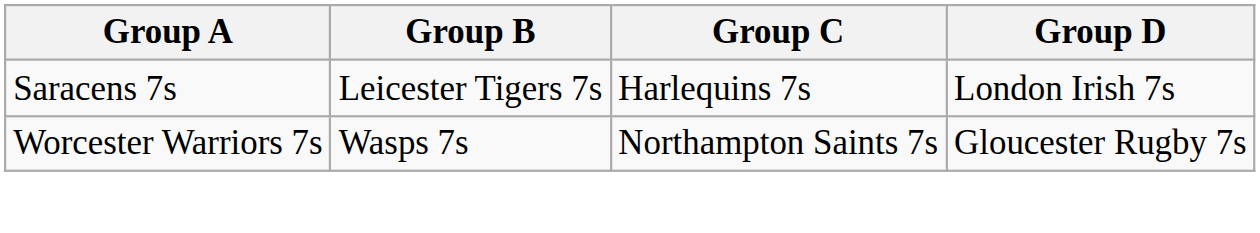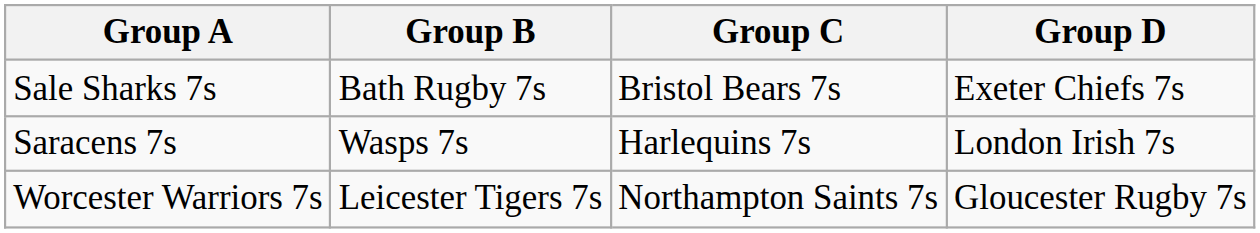+ row: (115, 87)
(470, 87) Leicester Tigers 7s -> (404, 142) Wasps 7s
(404, 142) Wasps 7s -> (470, 198) Leicester Tigers 7s
